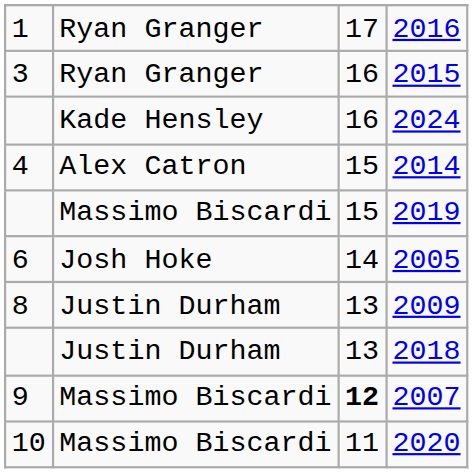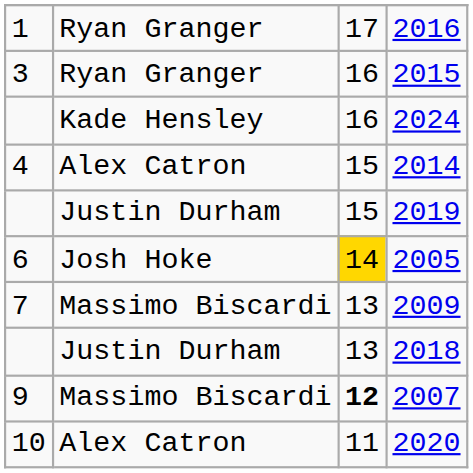(195, 213) Massimo Biscardi -> (170, 213) Justin Durham
(362, 259) no background -> (362, 259) gold background
(20, 305) 8 -> (20, 305) 7
(170, 305) Justin Durham -> (195, 305) Massimo Biscardi
(195, 444) Massimo Biscardi -> (153, 444) Alex Catron
